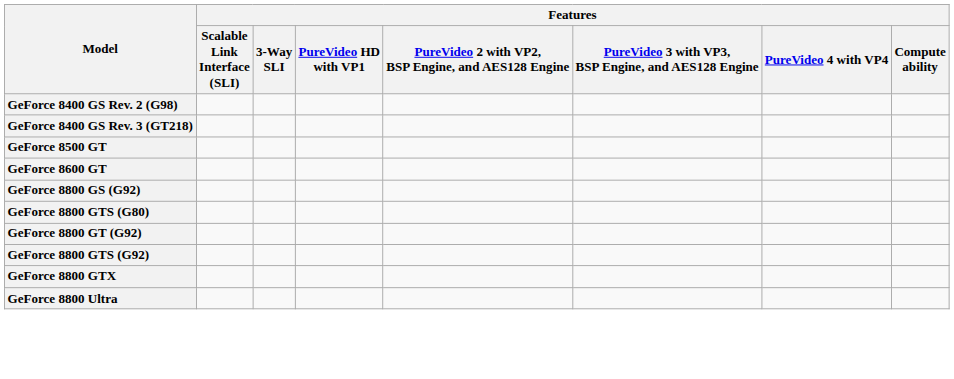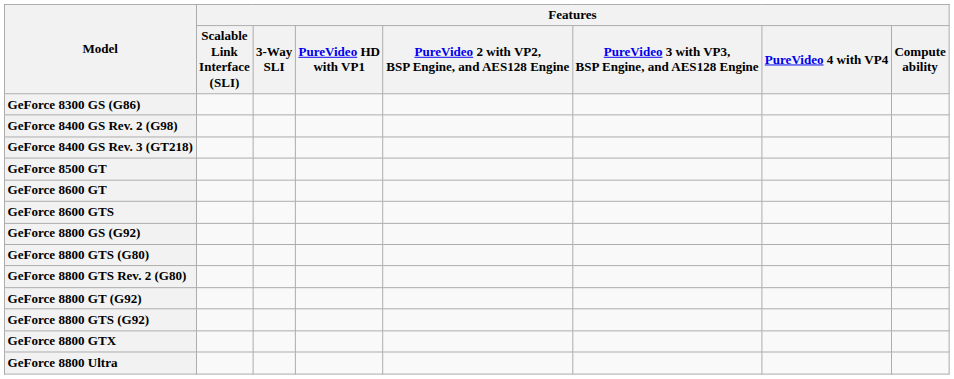+ row: (74, 104)
+ row: (61, 211)
+ row: (97, 276)
